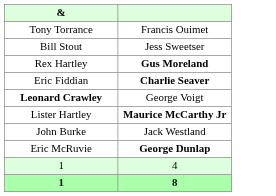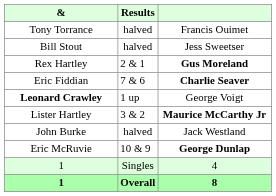+ column: (138, 12)
